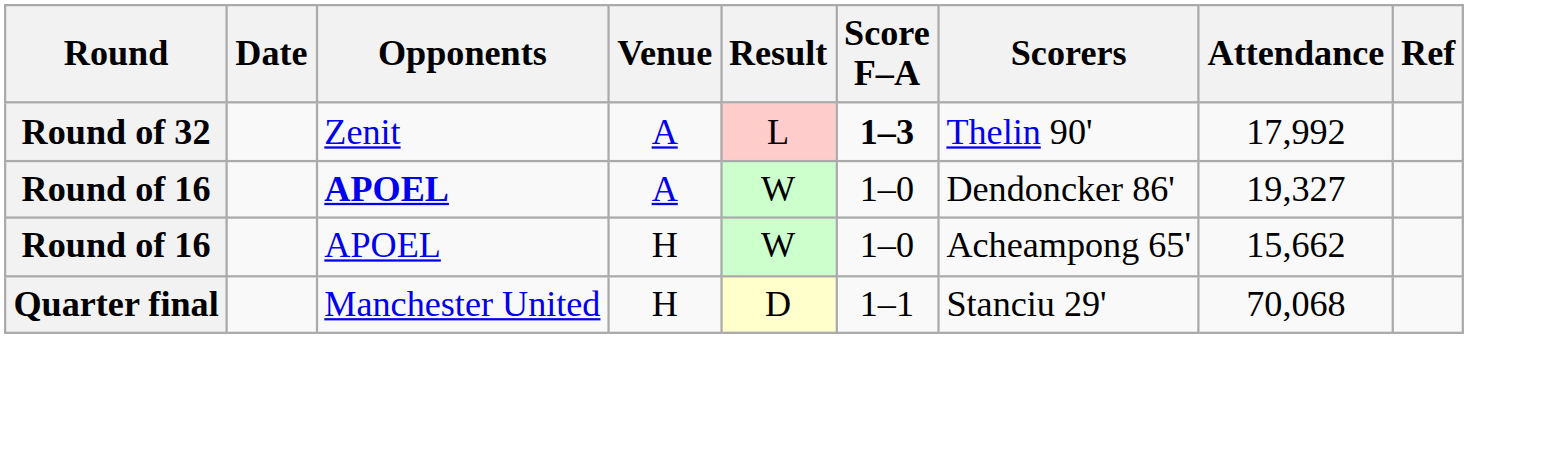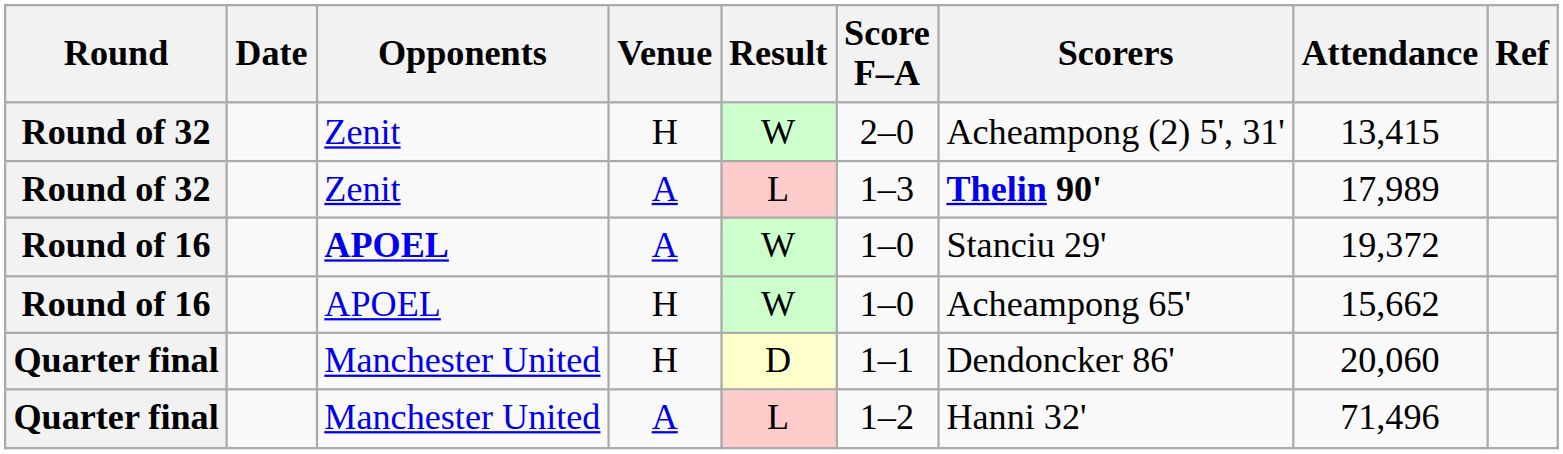+ row: (116, 131)
(887, 131) bold -> (887, 188) normal
(1019, 131) normal -> (1024, 188) bold
(1296, 131) 17,992 -> (1390, 188) 17,989
(1061, 188) Dendoncker 86' -> (1027, 245) Stanciu 29'
(1296, 188) 19,327 -> (1390, 245) 19,372
(1027, 303) Stanciu 29' -> (1061, 360) Dendoncker 86'
(1296, 303) 70,068 -> (1390, 360) 20,060
+ row: (116, 417)
